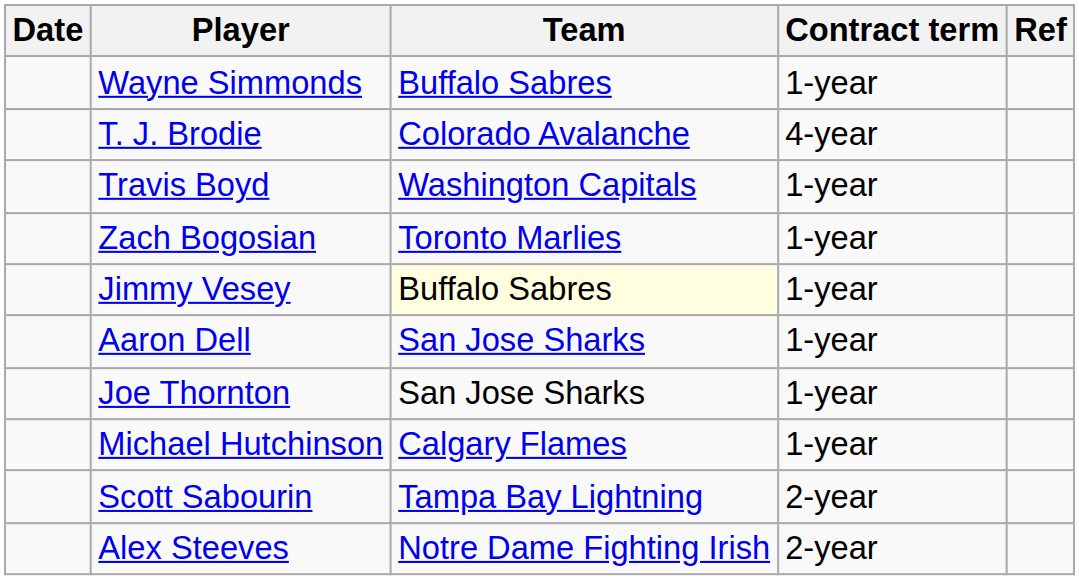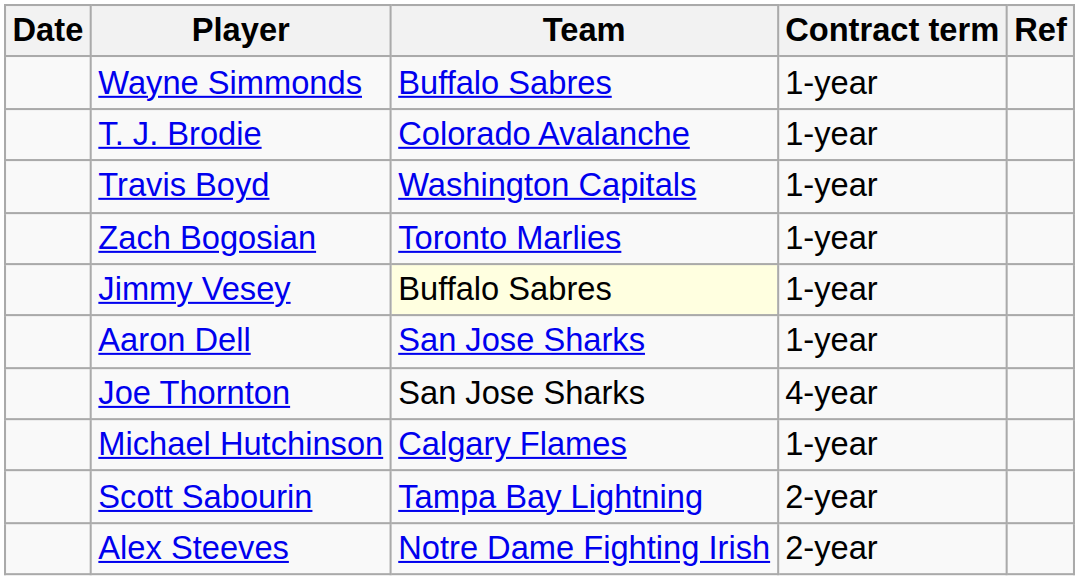(831, 133) 4-year -> (831, 133) 1-year
(831, 392) 1-year -> (831, 392) 4-year
